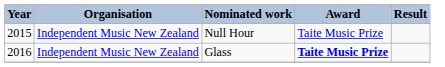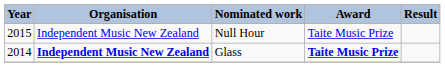(19, 52) 2016 -> (19, 52) 2014
(118, 52) normal -> (123, 52) bold
